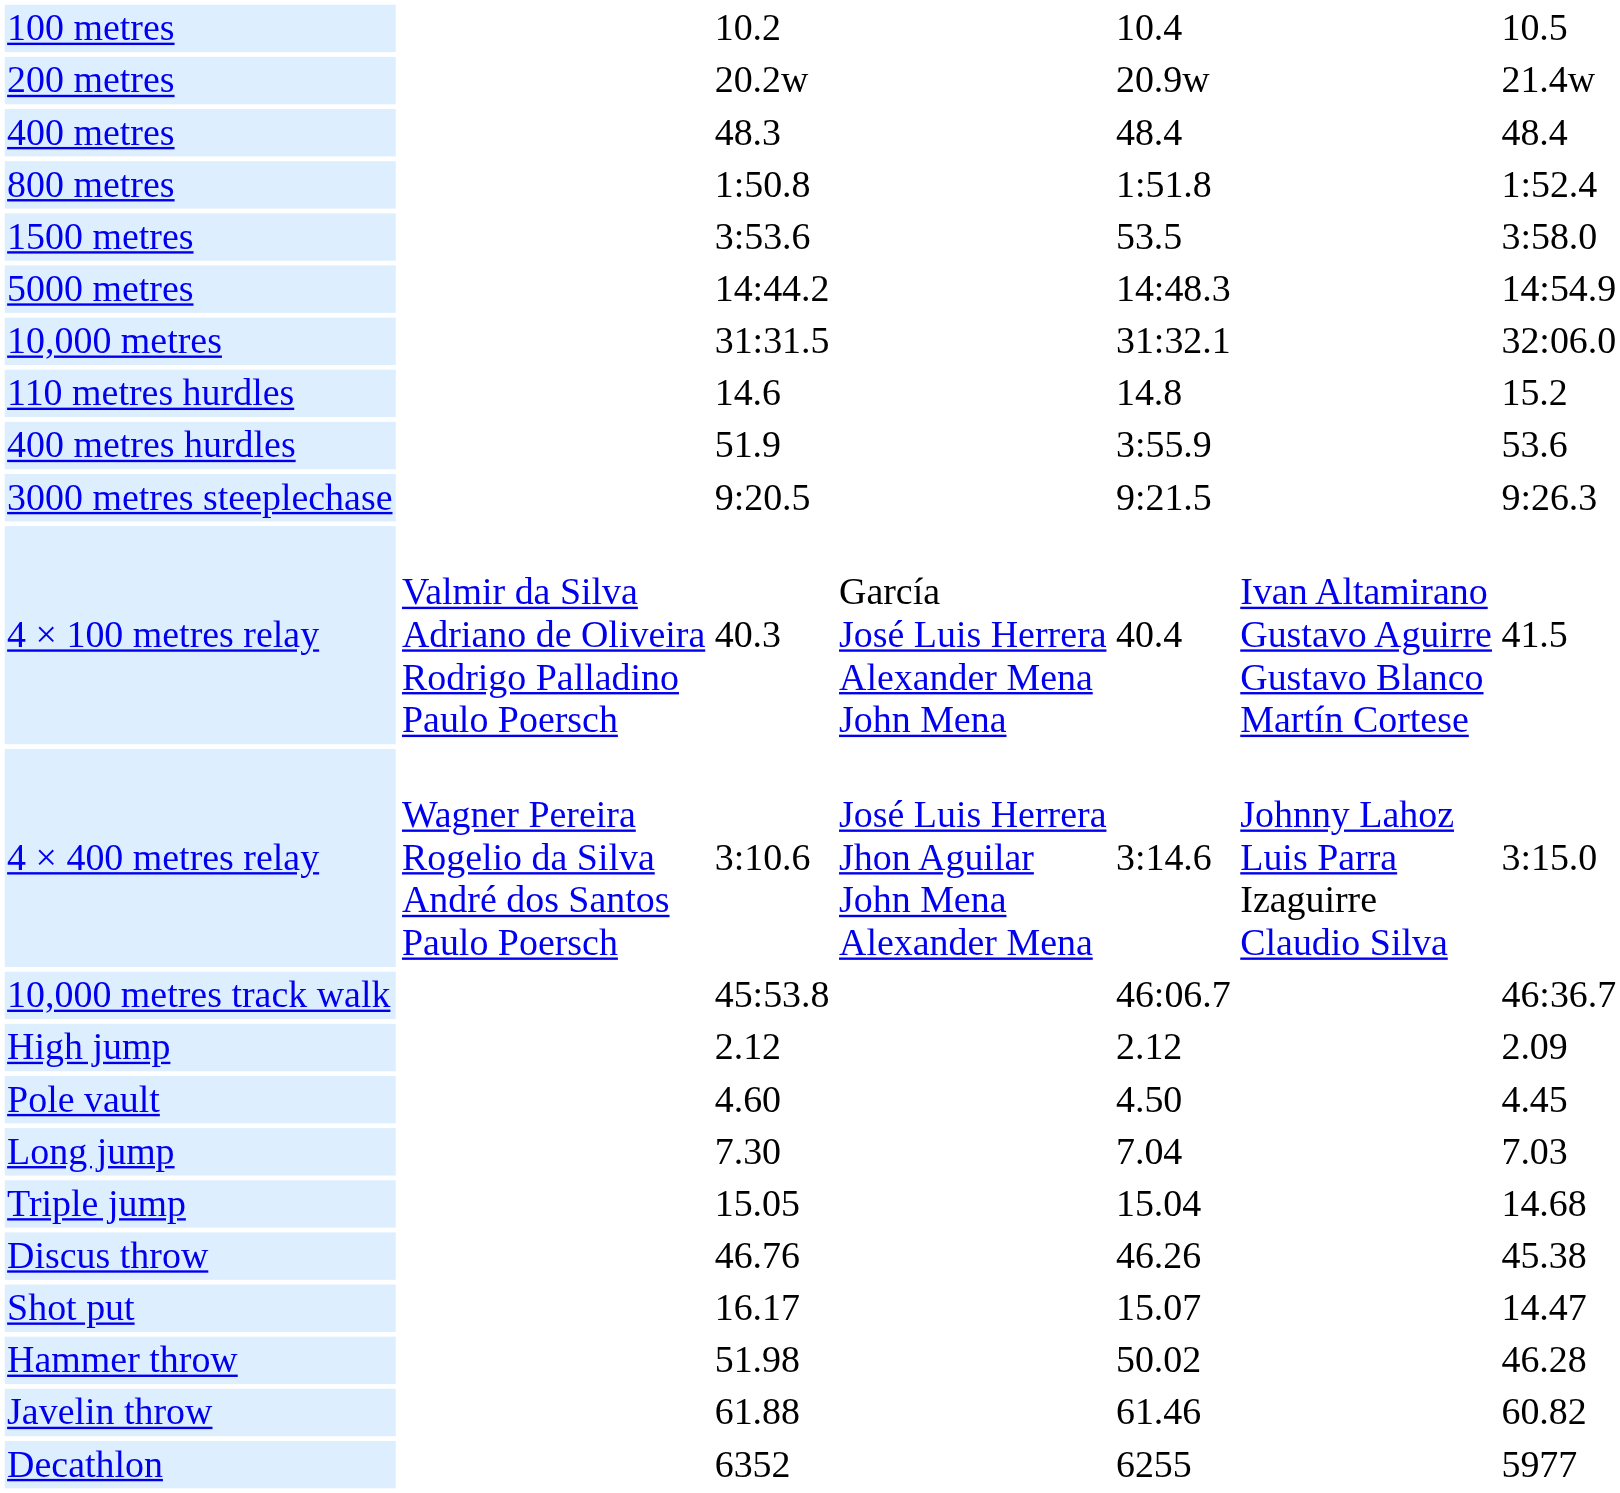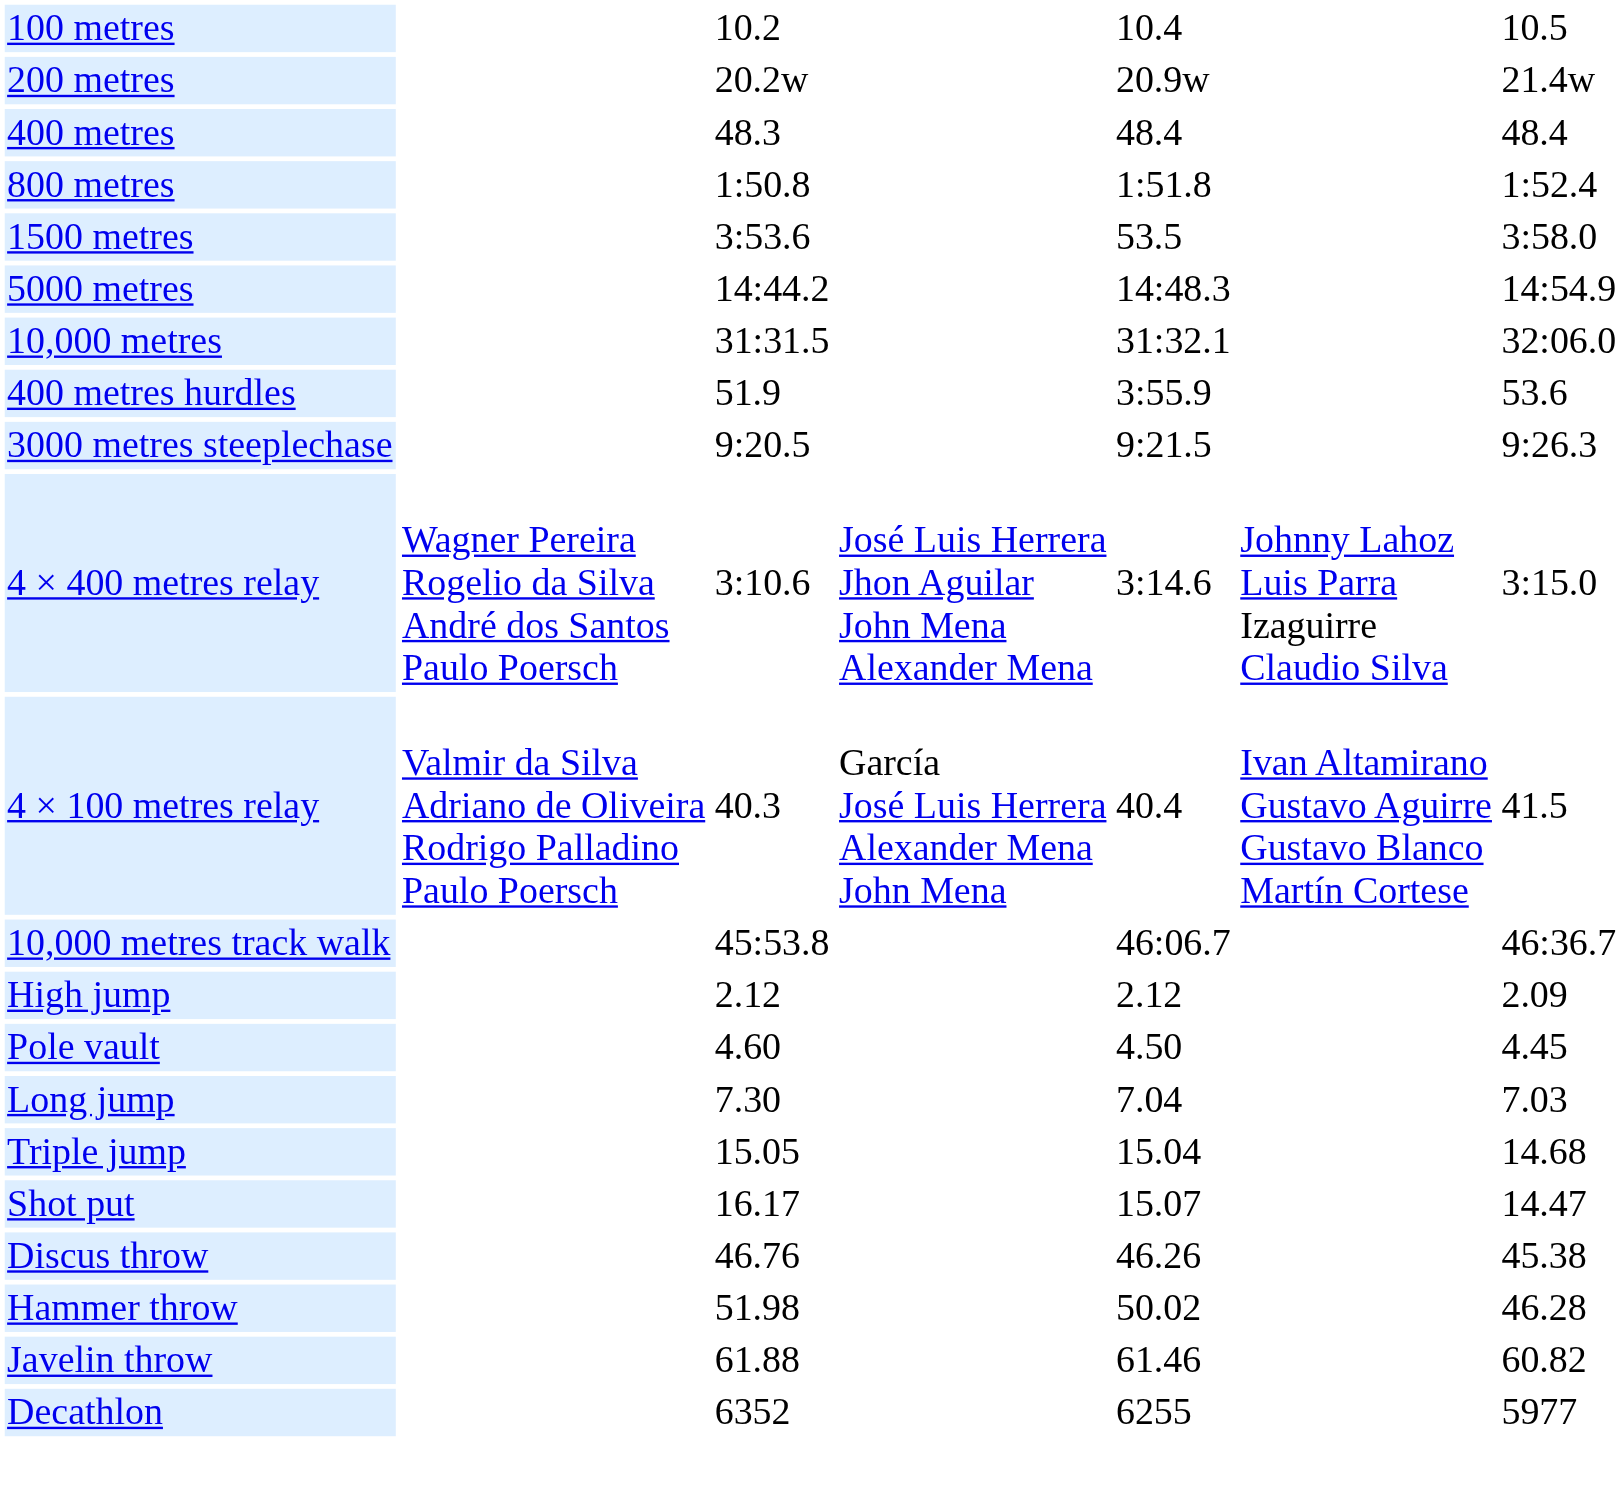- row: (151, 392)
rows swapped: (163, 634) <-> (163, 857)
rows swapped: (71, 1307) <-> (108, 1255)
